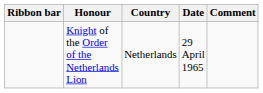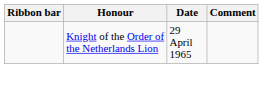- column: (150, 13)
